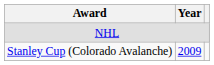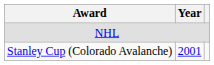(190, 51) 2009 -> (190, 51) 2001
